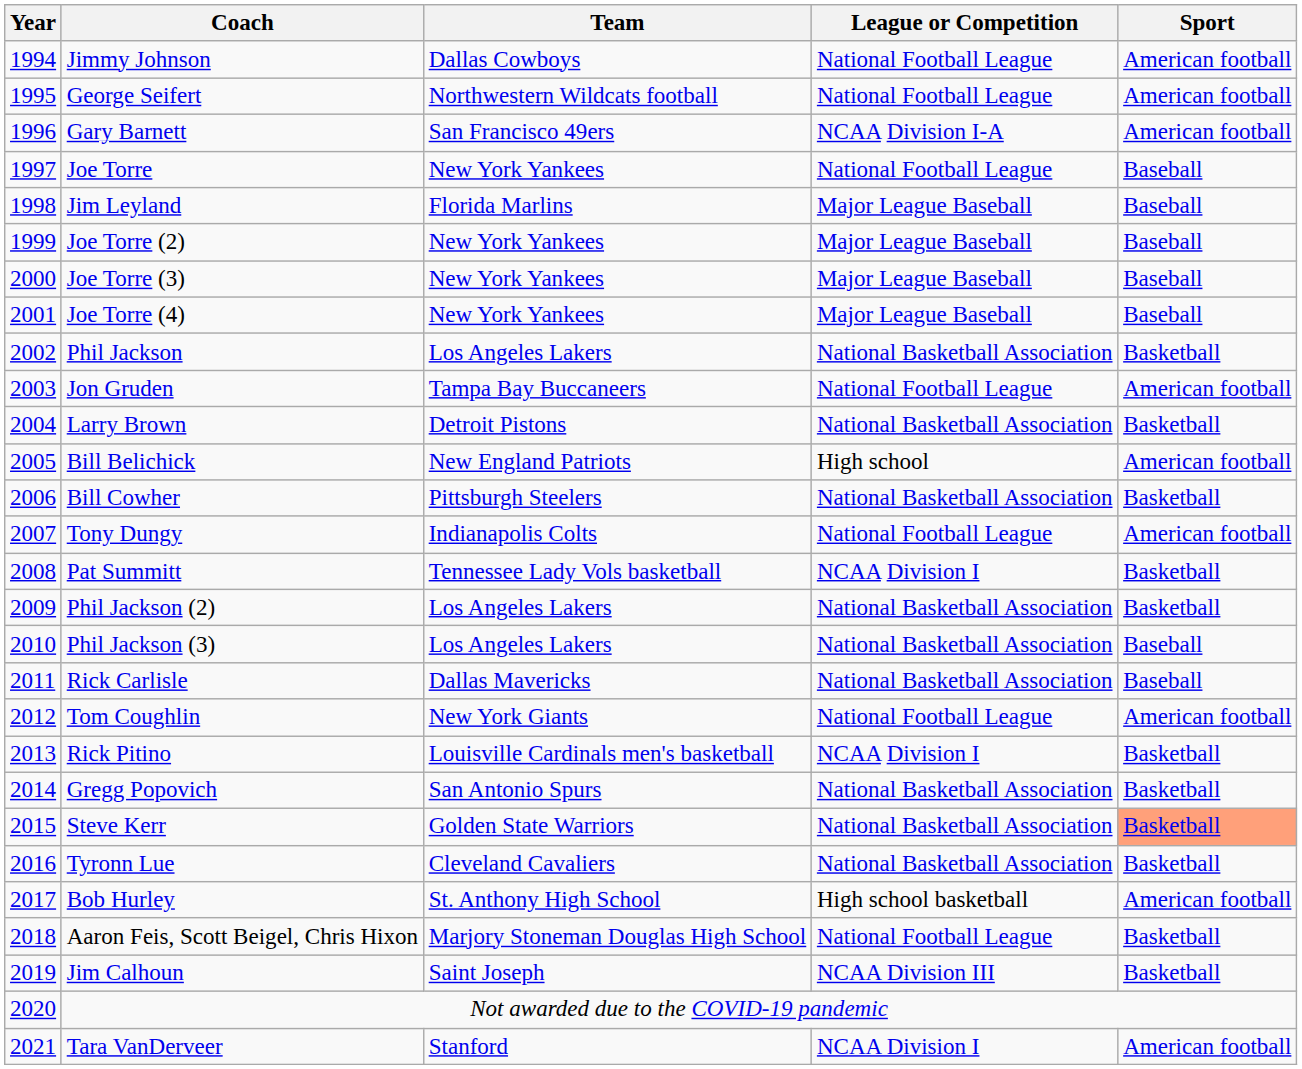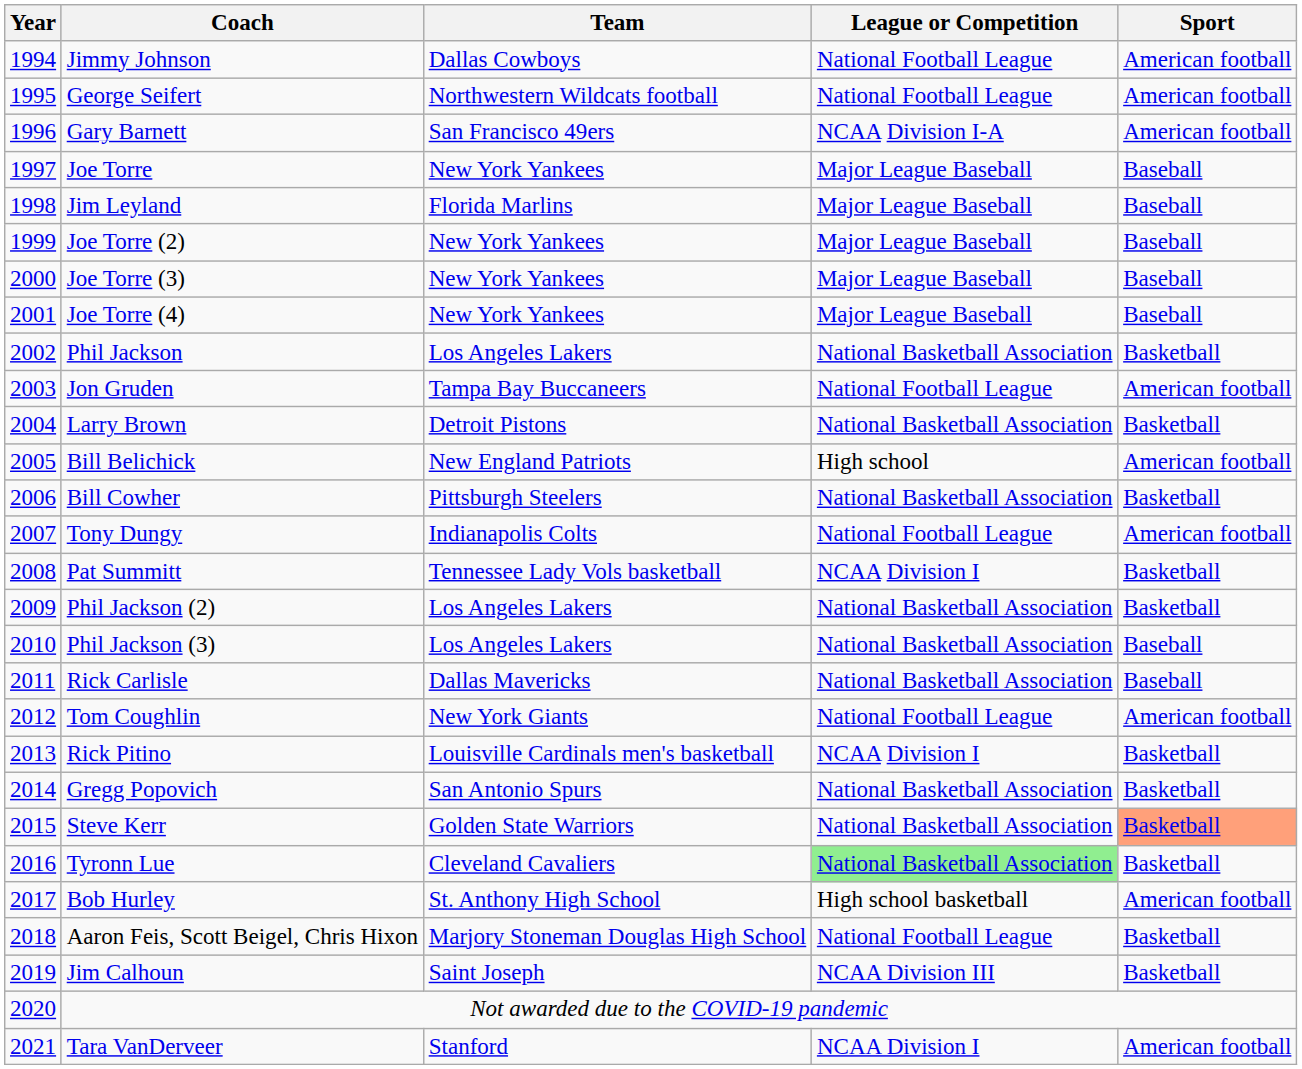(935, 168) National Football League -> (924, 168) Major League Baseball
(965, 863) no background -> (965, 863) lightgreen background
